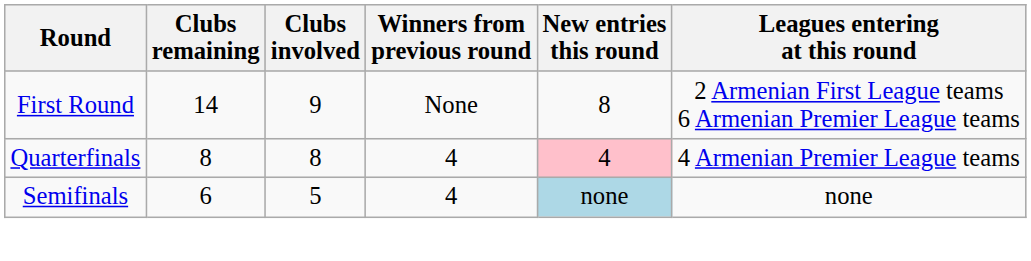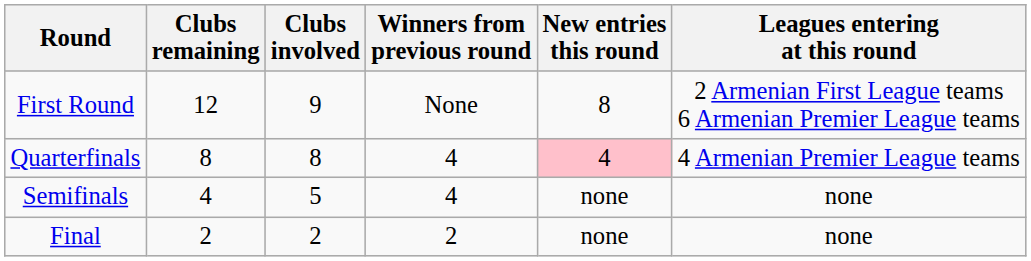(206, 104) 14 -> (206, 104) 12
(206, 196) 6 -> (206, 196) 4
(604, 196) lightblue background -> (604, 196) no background
+ row: (75, 235)
